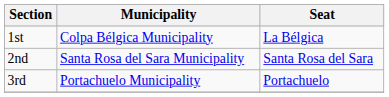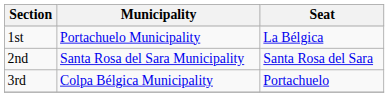(136, 37) Colpa Bélgica Municipality -> (130, 37) Portachuelo Municipality
(130, 80) Portachuelo Municipality -> (136, 80) Colpa Bélgica Municipality
